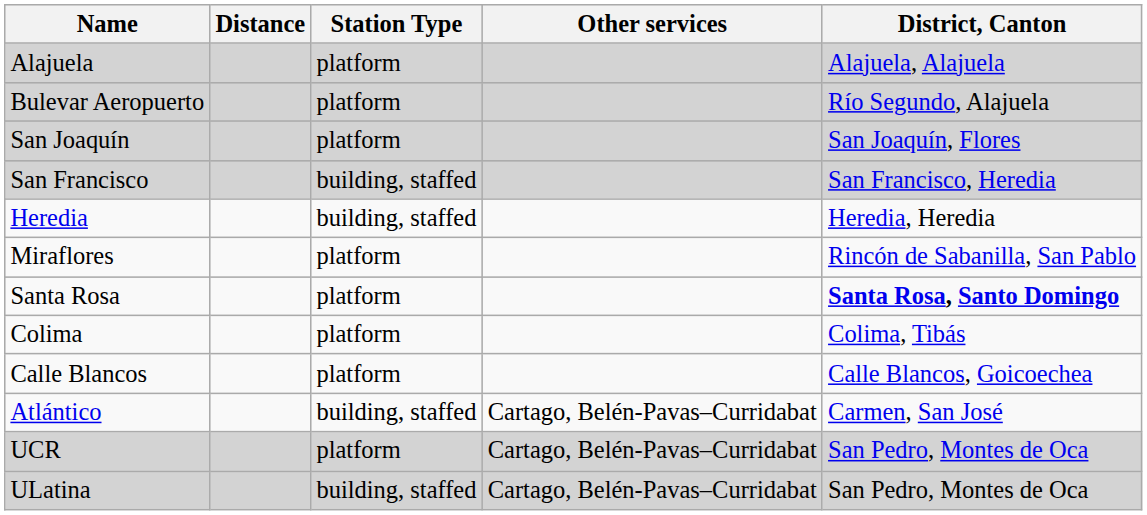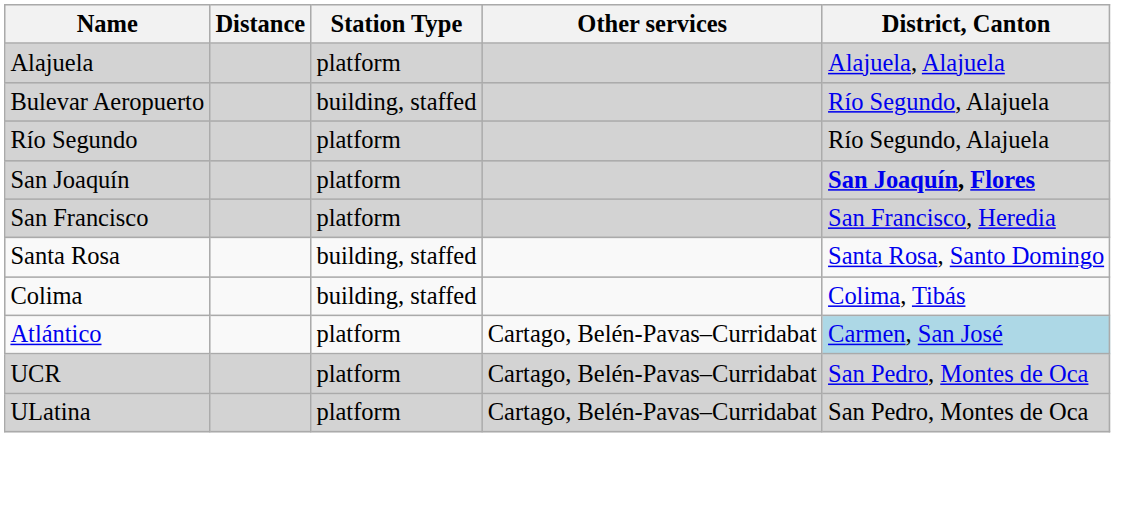(359, 101) platform -> (396, 101) building, staffed
+ row: (74, 140)
(924, 140) normal -> (932, 179) bold
(396, 179) building, staffed -> (359, 218) platform
- row: (49, 218)
- row: (62, 256)
(359, 295) platform -> (396, 256) building, staffed
(974, 295) bold -> (966, 256) normal
(359, 334) platform -> (396, 295) building, staffed
- row: (79, 373)
(396, 412) building, staffed -> (359, 334) platform
(915, 412) no background -> (915, 334) lightblue background
(396, 489) building, staffed -> (359, 412) platform
